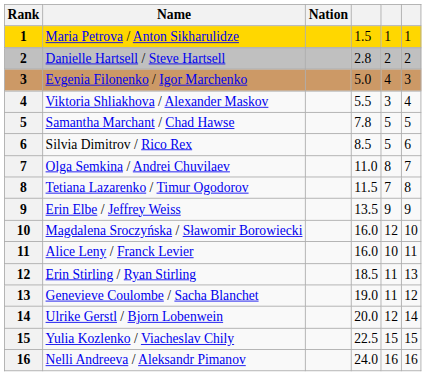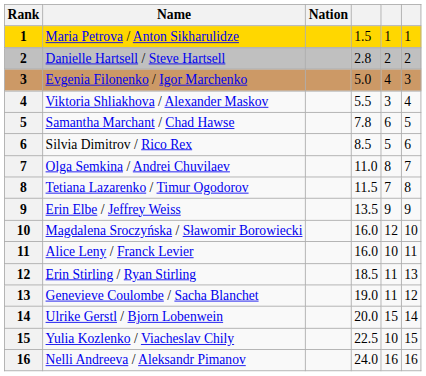(388, 123) 5 -> (388, 123) 6
(391, 317) 12 -> (391, 317) 15
(391, 338) 15 -> (391, 338) 10
